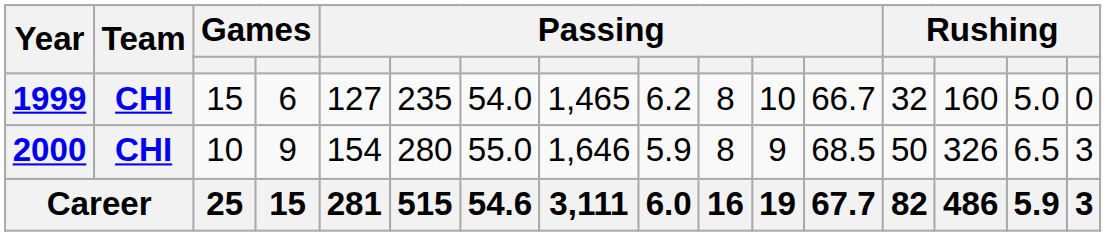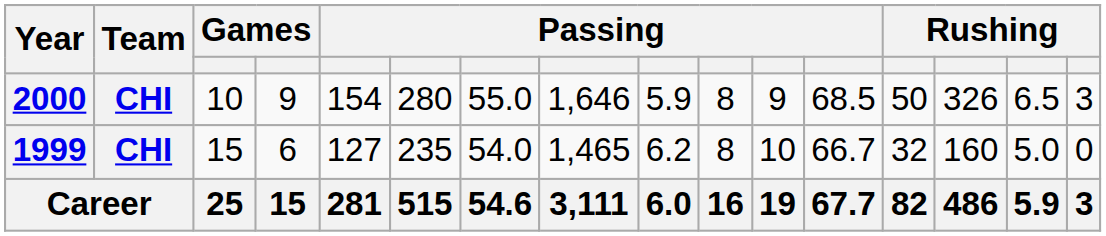rows swapped: (50, 98) <-> (50, 151)
